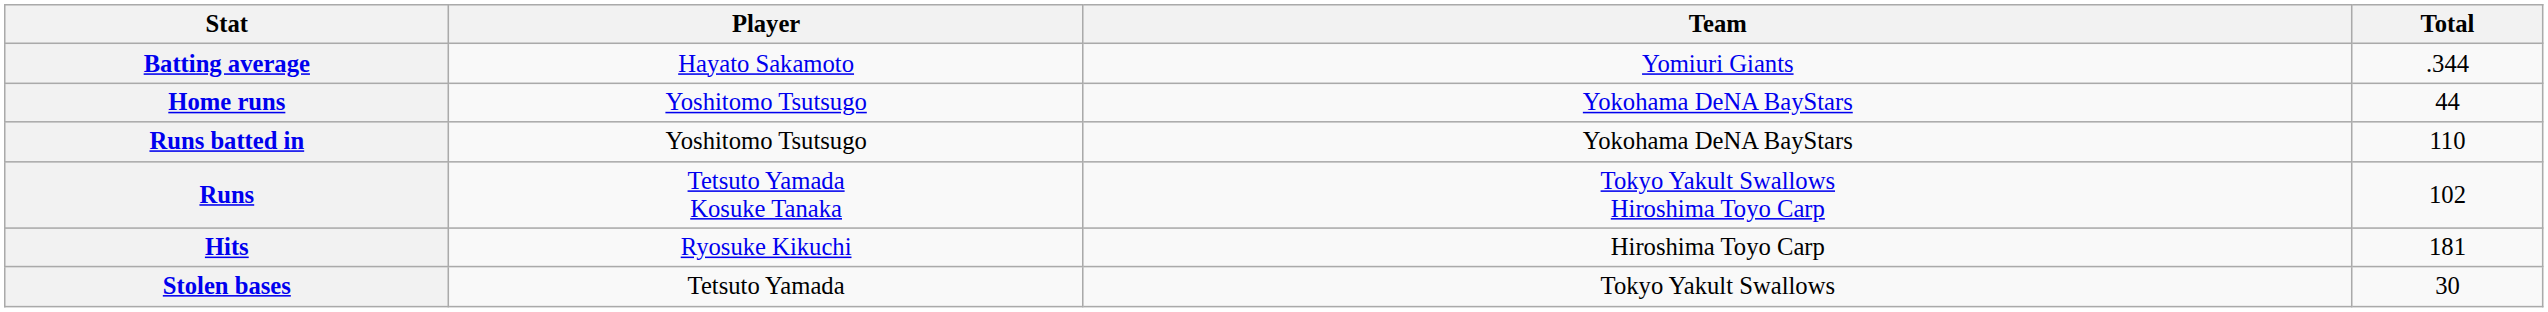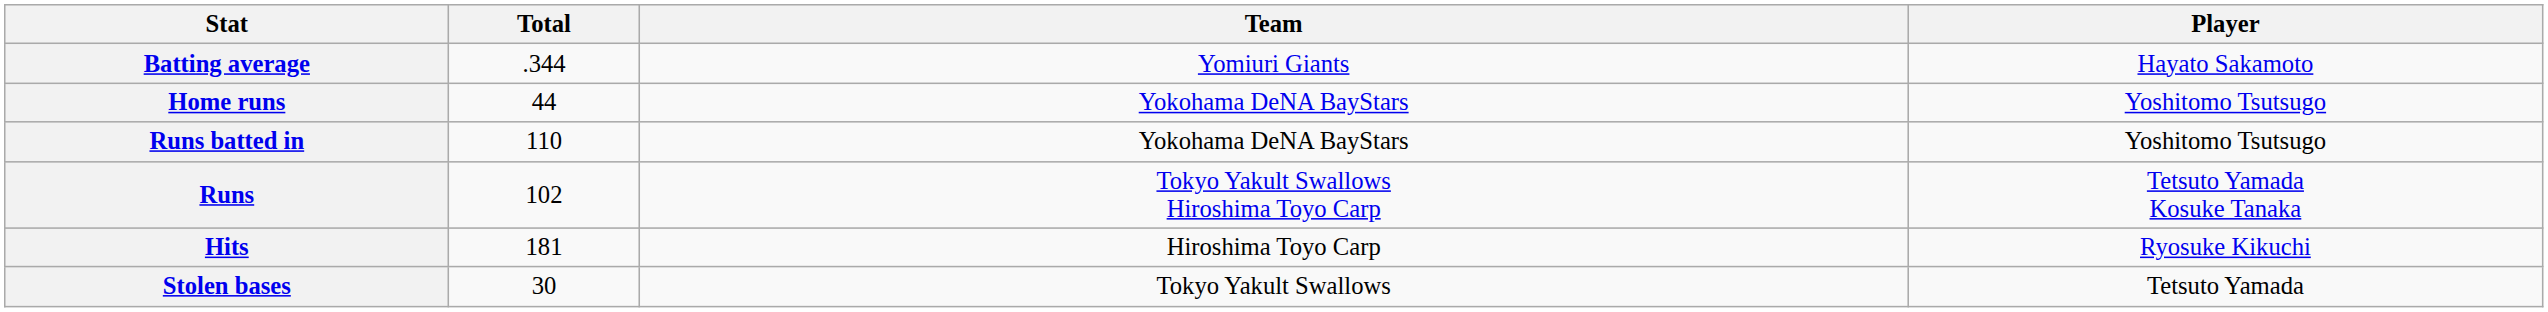columns swapped: (766, 24) <-> (2447, 24)
